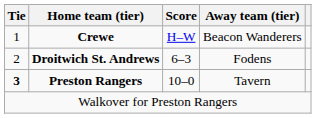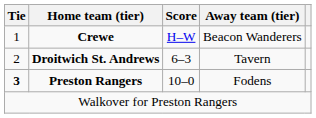(252, 58) Fodens -> (252, 58) Tavern
(252, 80) Tavern -> (252, 80) Fodens
